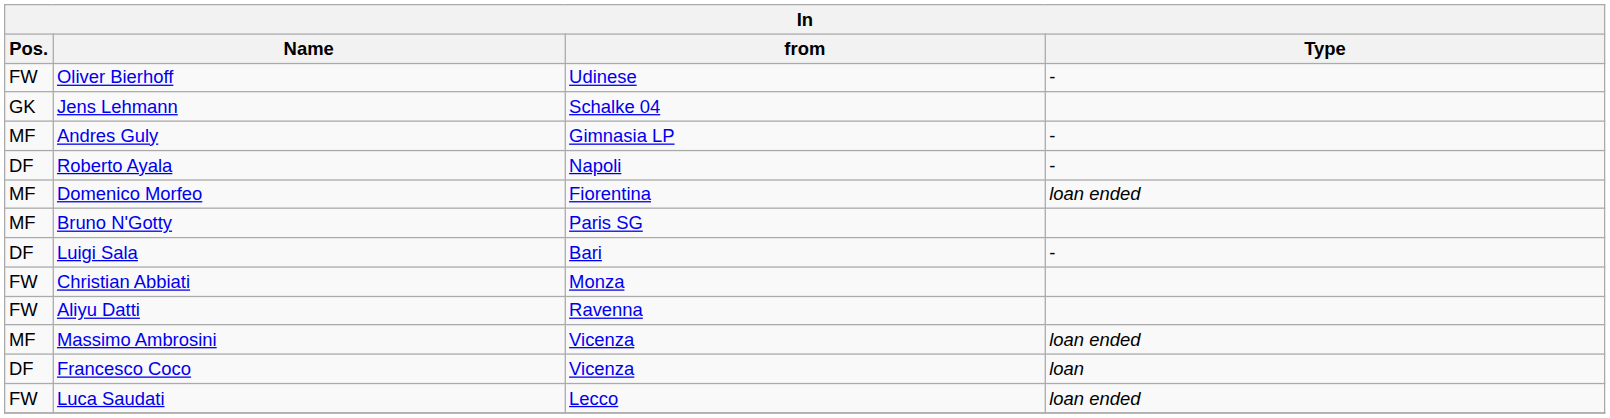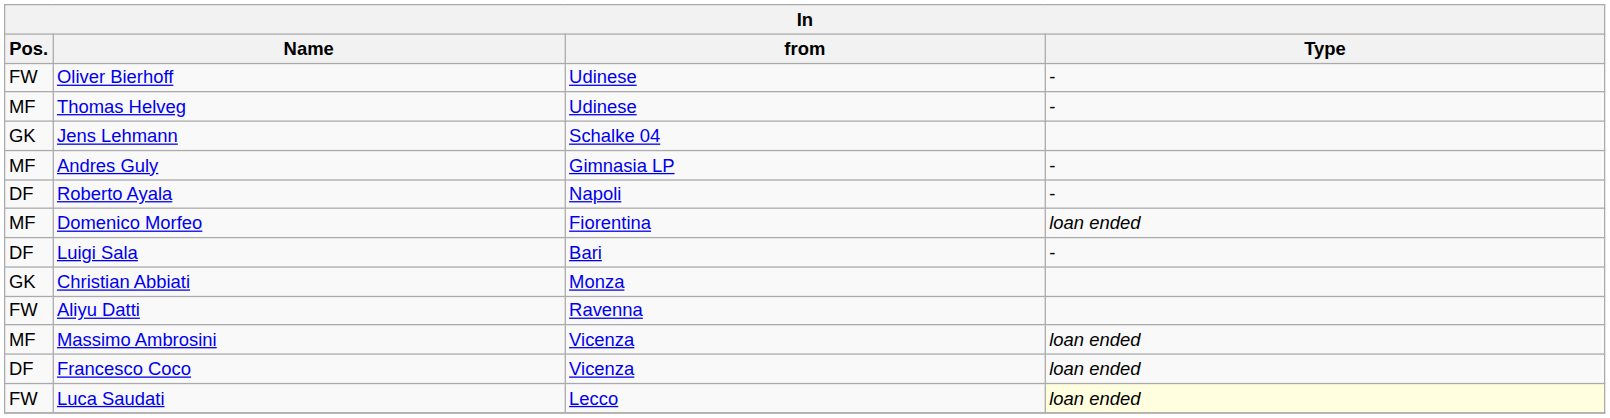+ row: (121, 107)
- row: (115, 223)
(23, 282) FW -> (22, 282) GK
(1067, 369) loan -> (1095, 369) loan ended
(1095, 398) no background -> (1095, 398) lightyellow background
